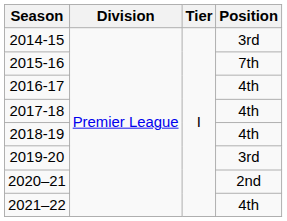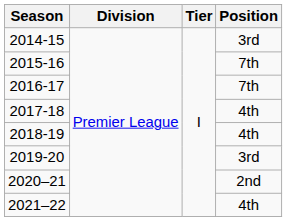(249, 87) 4th -> (249, 87) 7th
